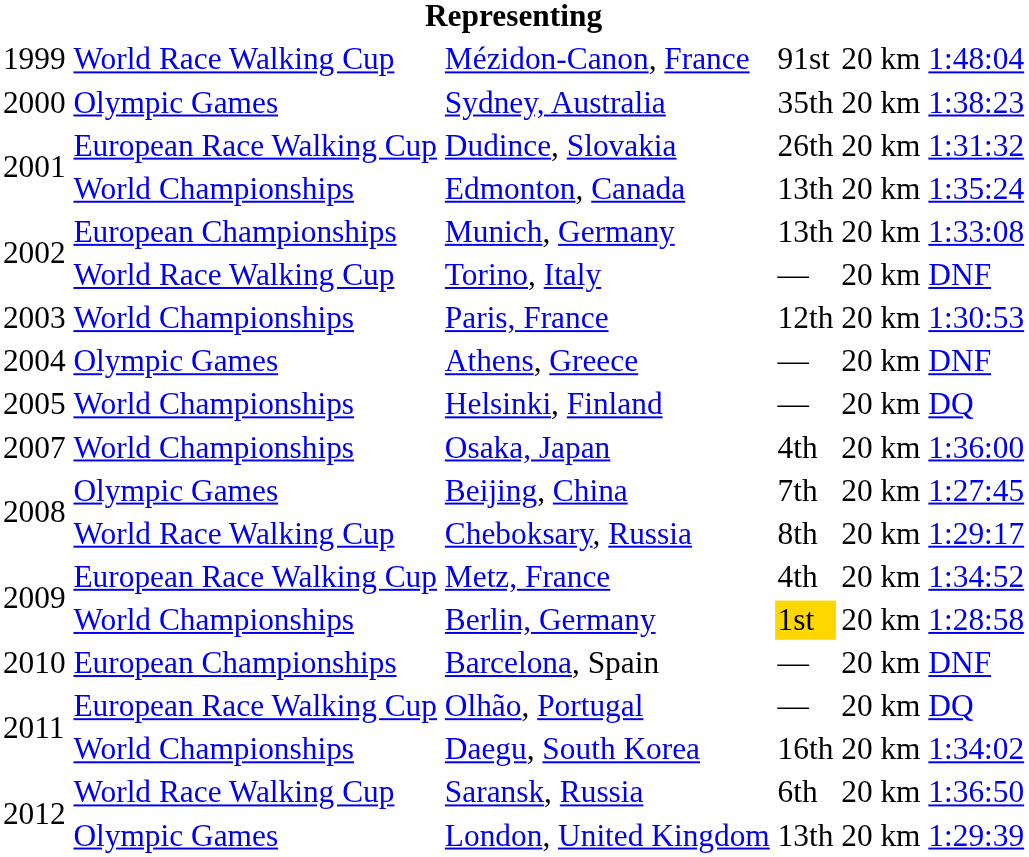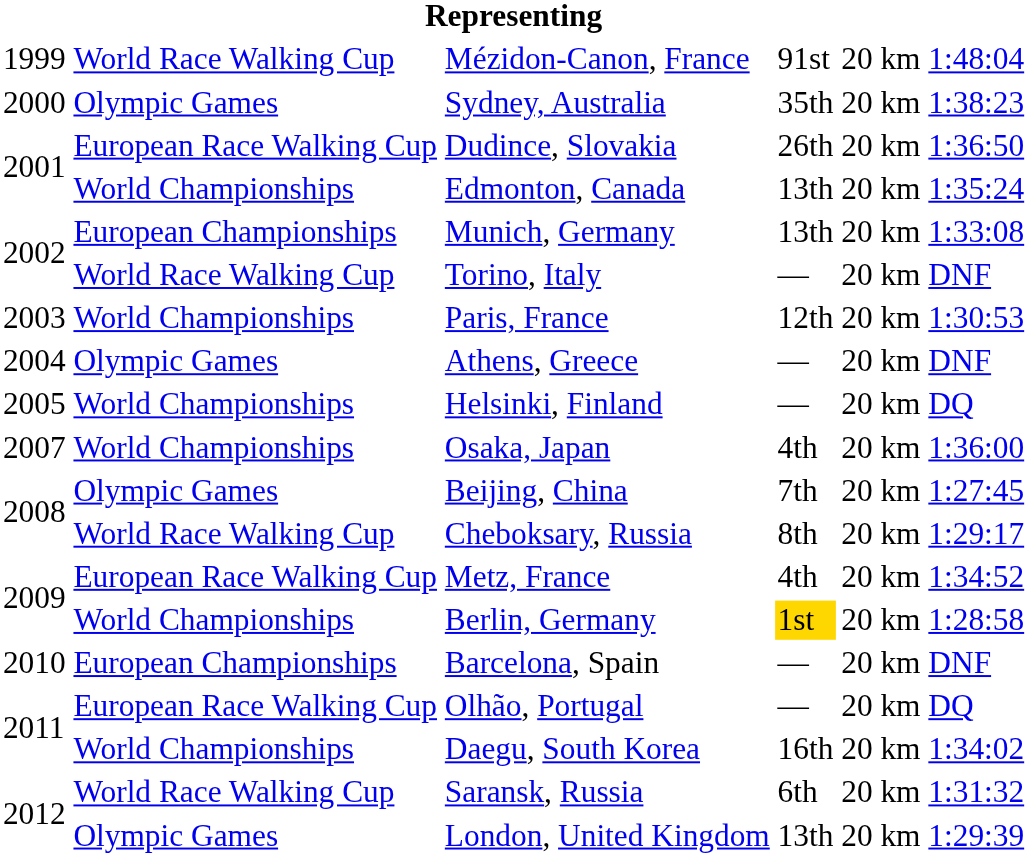(976, 145) 1:31:32 -> (976, 145) 1:36:50
(976, 792) 1:36:50 -> (976, 792) 1:31:32
